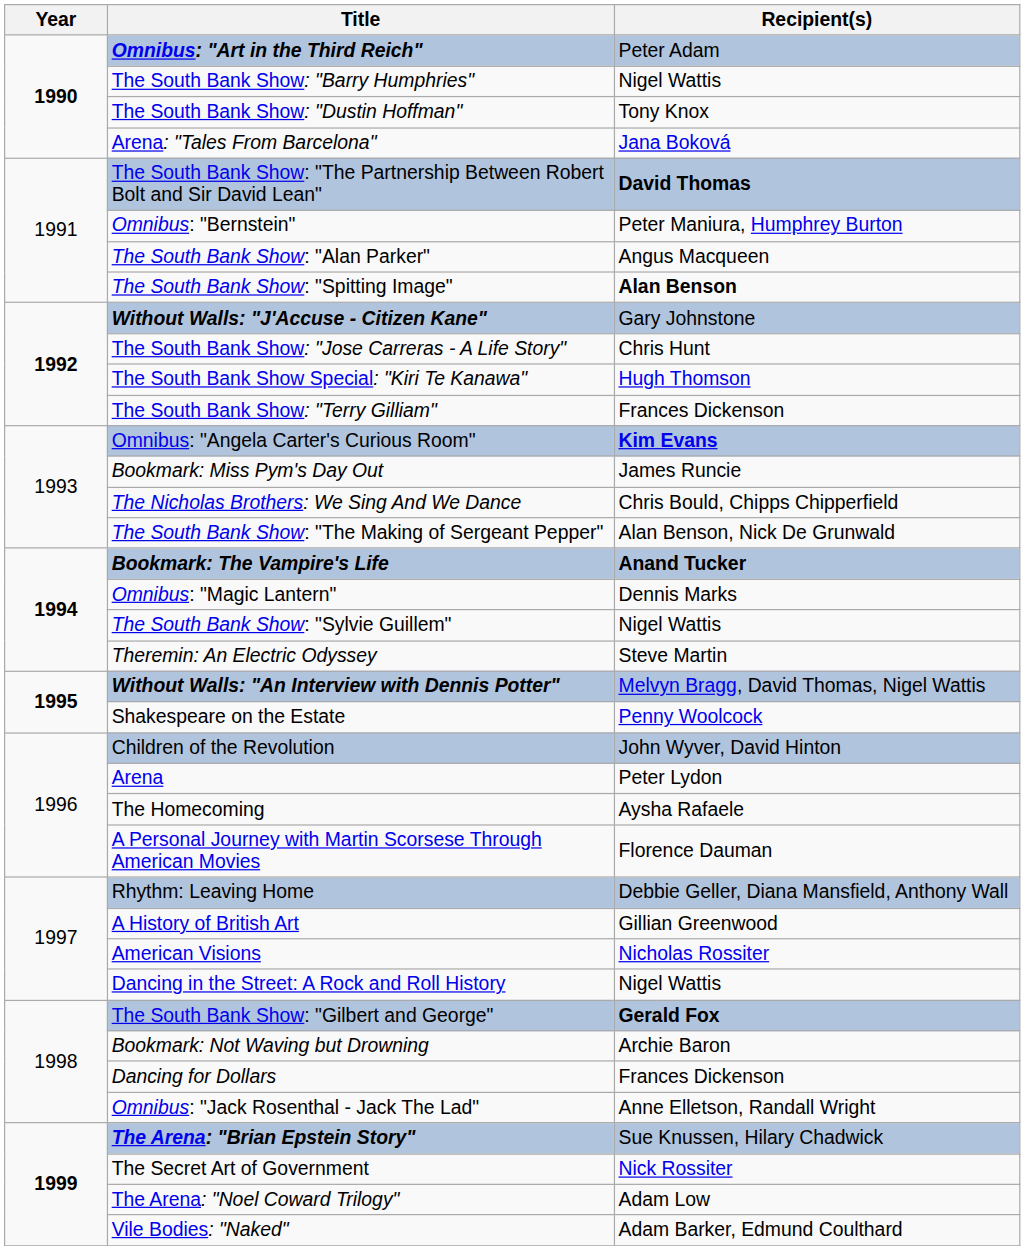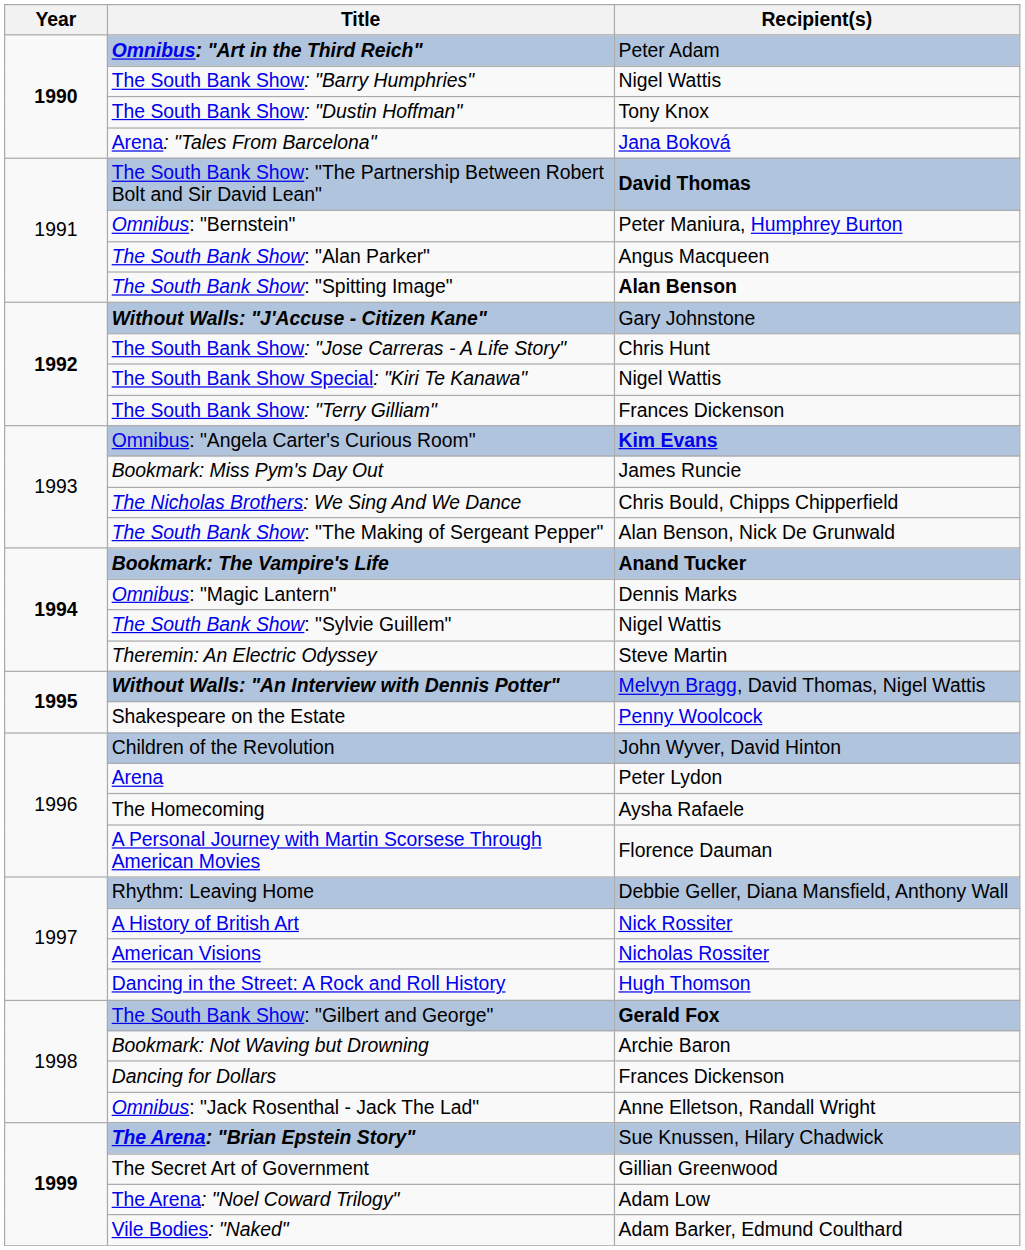(685, 379) Hugh Thomson -> (670, 379) Nigel Wattis
(698, 923) Gillian Greenwood -> (676, 923) Nick Rossiter
(670, 984) Nigel Wattis -> (685, 984) Hugh Thomson
(676, 1168) Nick Rossiter -> (698, 1168) Gillian Greenwood
